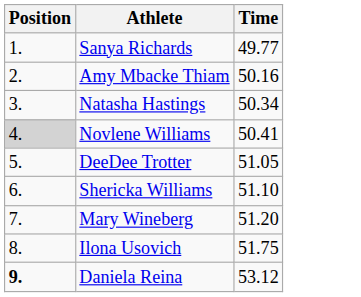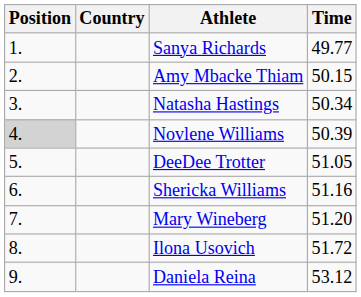+ column: (112, 18)
(258, 76) 50.16 -> (332, 76) 50.15
(258, 133) 50.41 -> (332, 133) 50.39
(258, 190) 51.10 -> (332, 190) 51.16
(258, 248) 51.75 -> (332, 248) 51.72
(16, 276) bold -> (16, 276) normal
